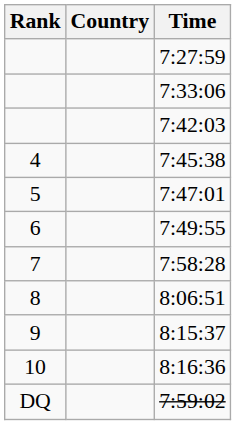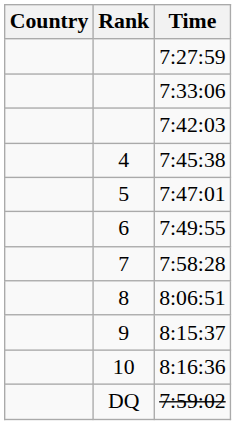columns swapped: (35, 21) <-> (110, 21)
